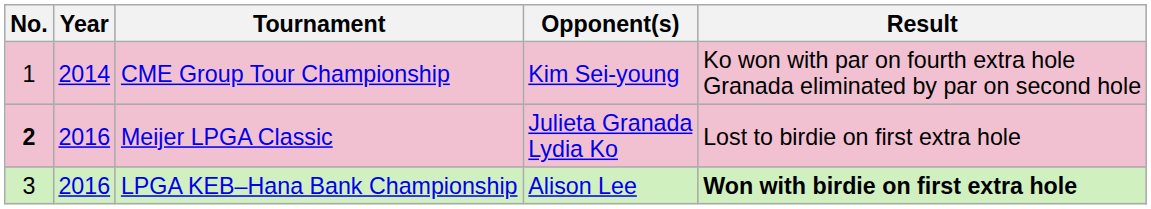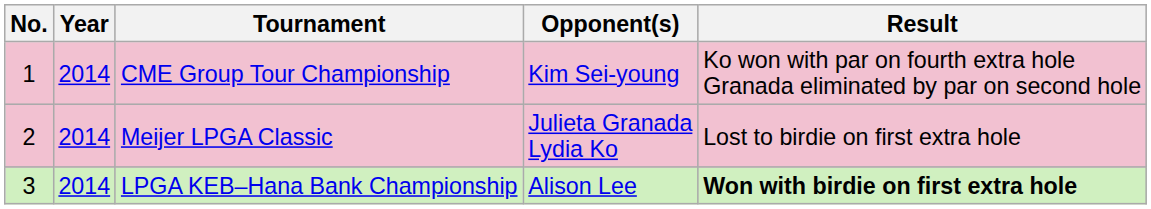(29, 136) bold -> (29, 136) normal
(84, 136) 2016 -> (84, 136) 2014
(84, 186) 2016 -> (84, 186) 2014
